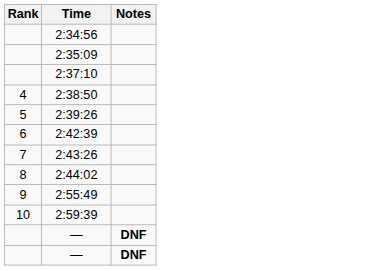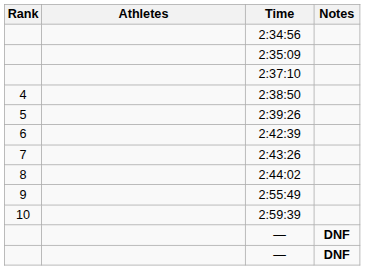+ column: (143, 14)
